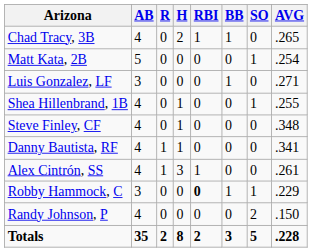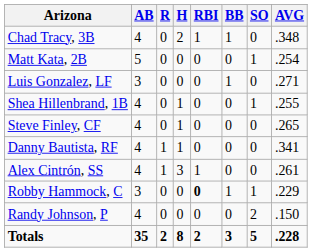(287, 37) .265 -> (287, 37) .348
(287, 125) .348 -> (287, 125) .265
